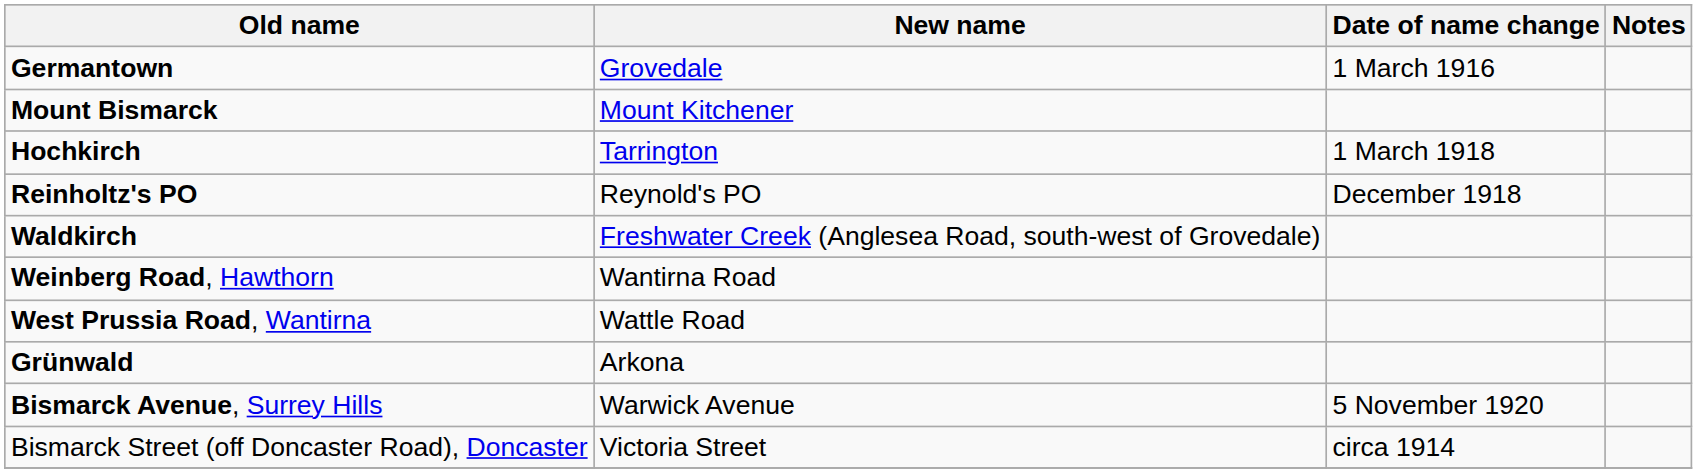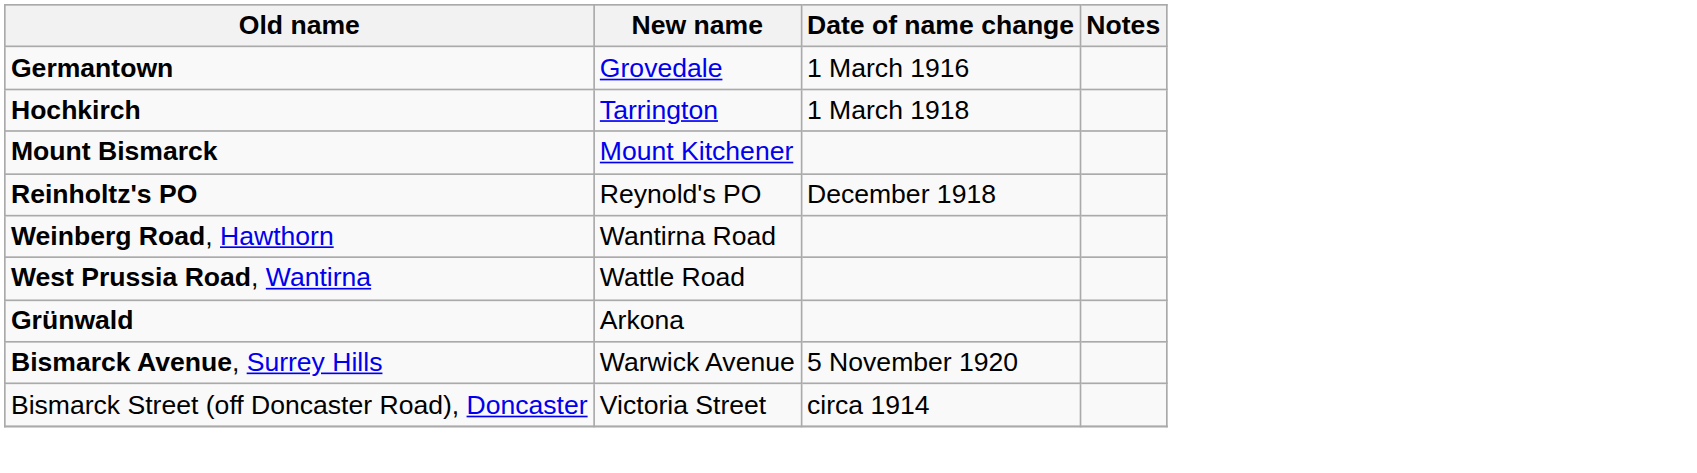rows swapped: (76, 151) <-> (114, 109)
- row: (74, 236)
